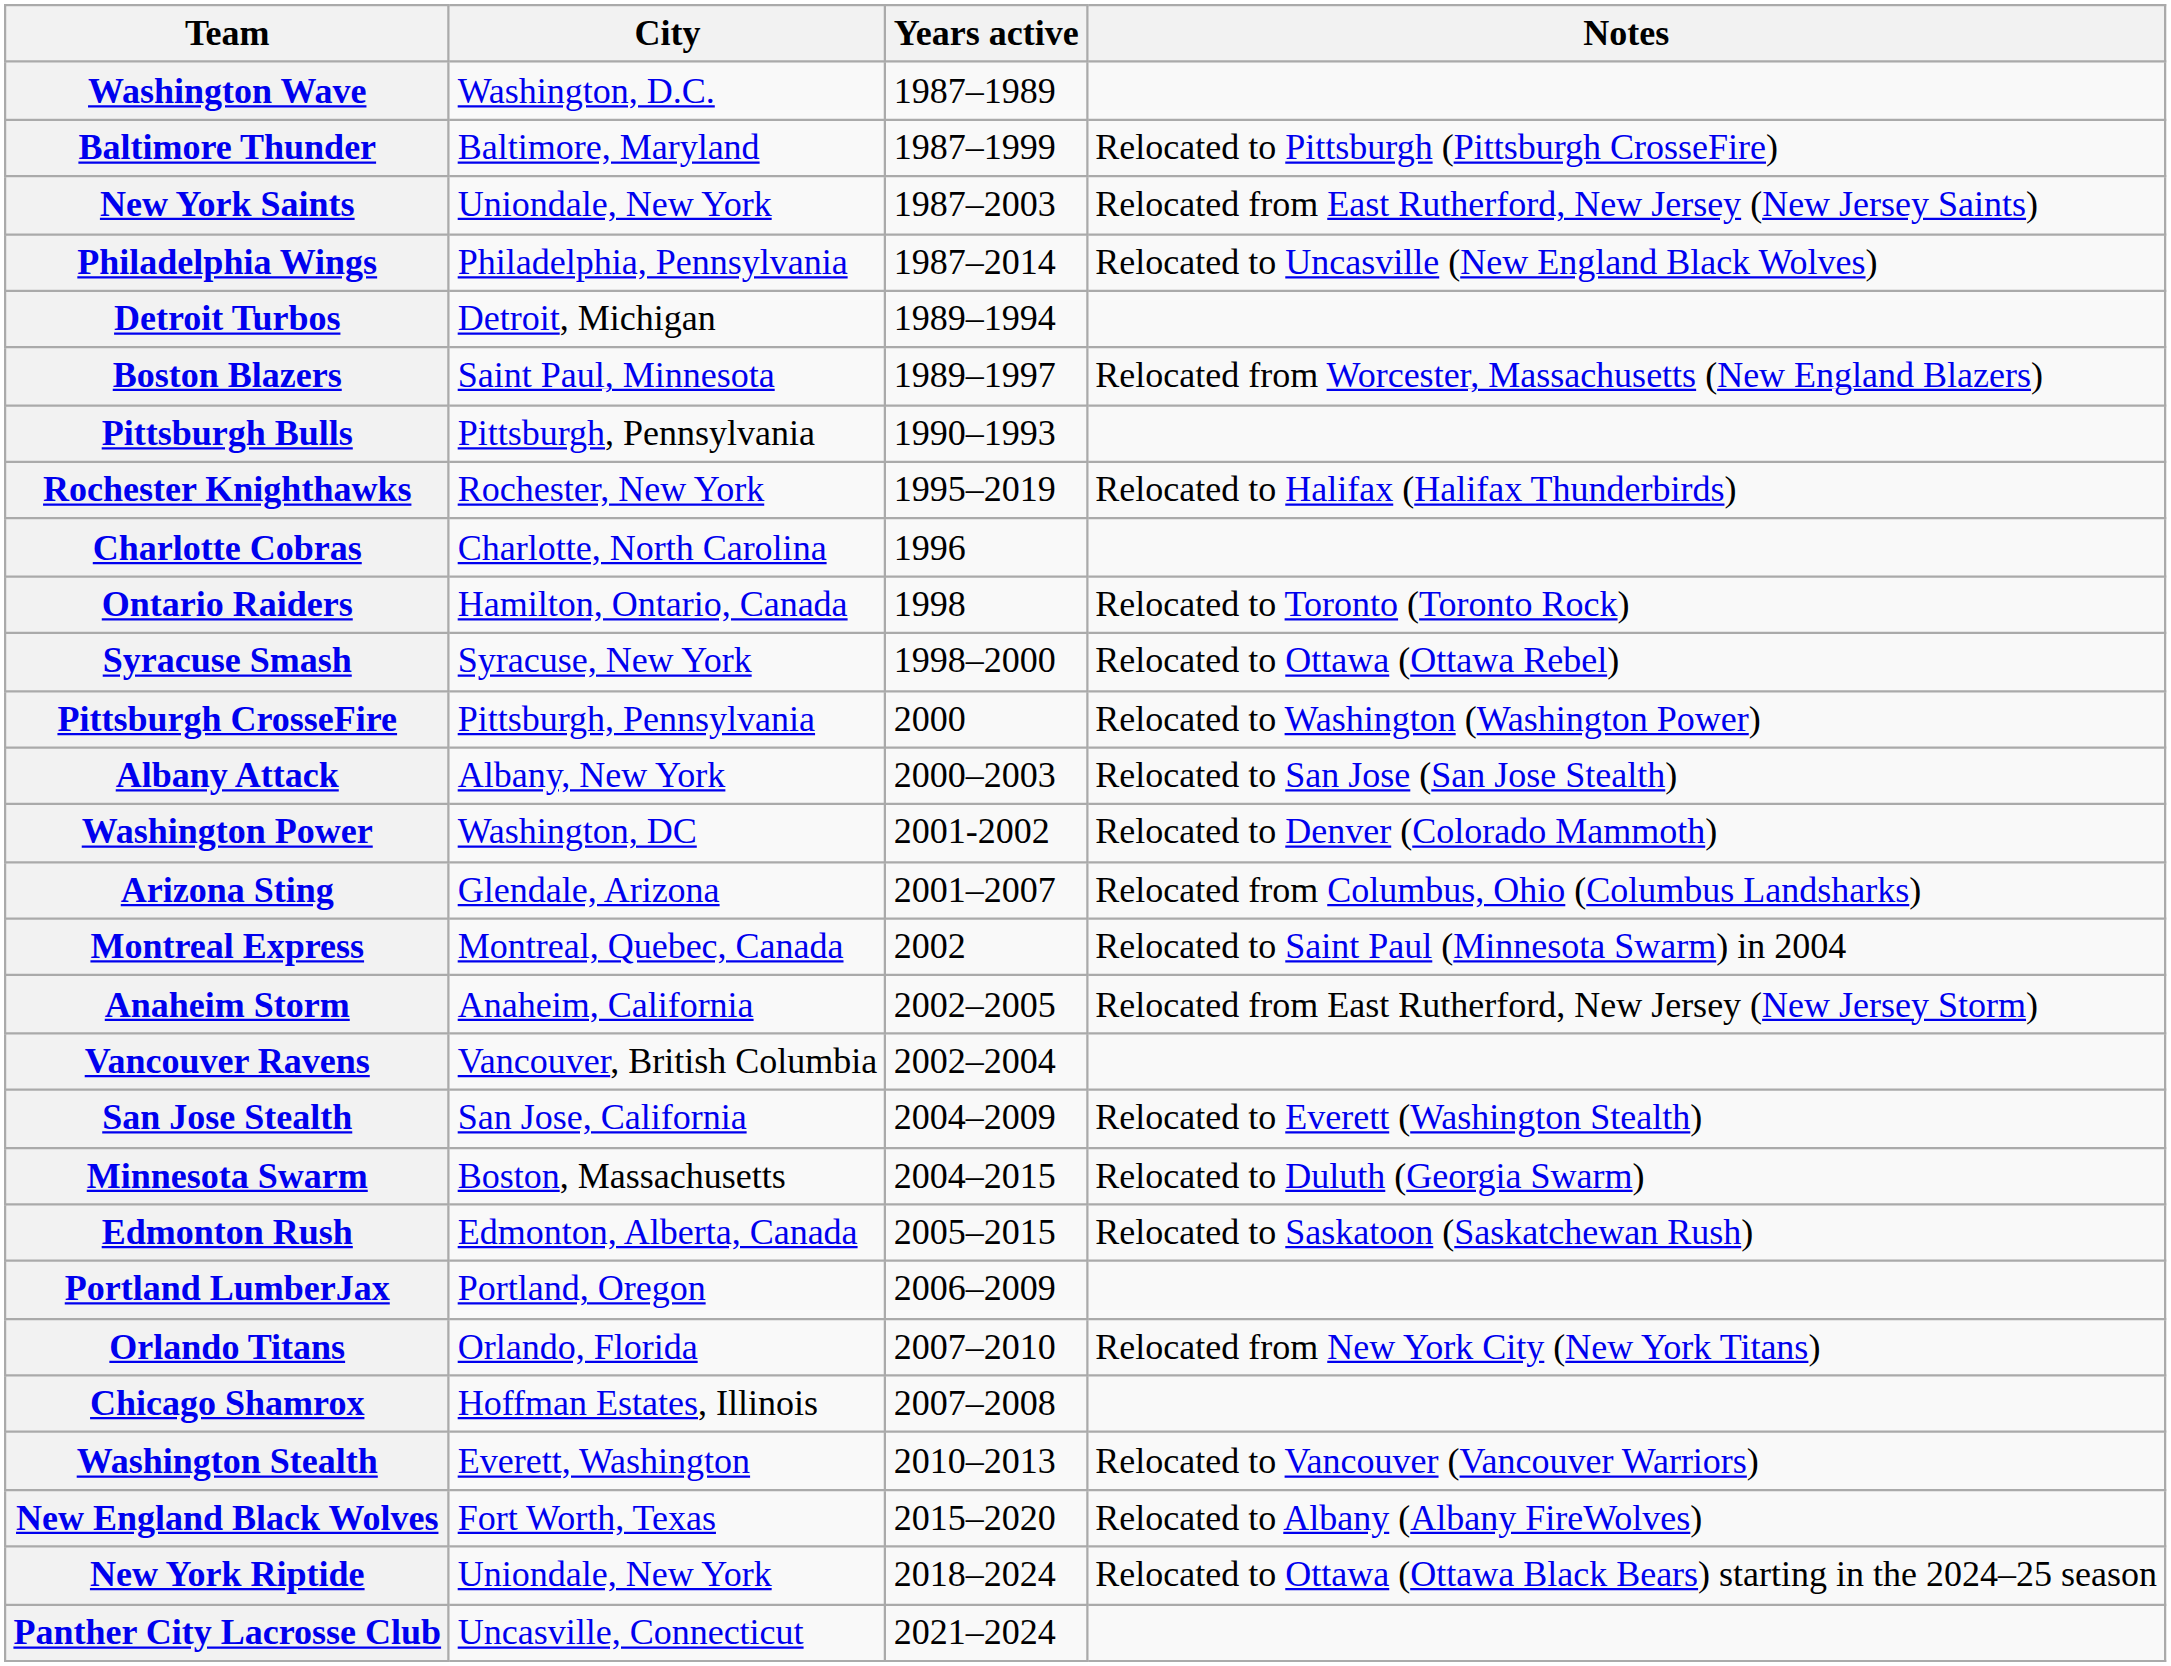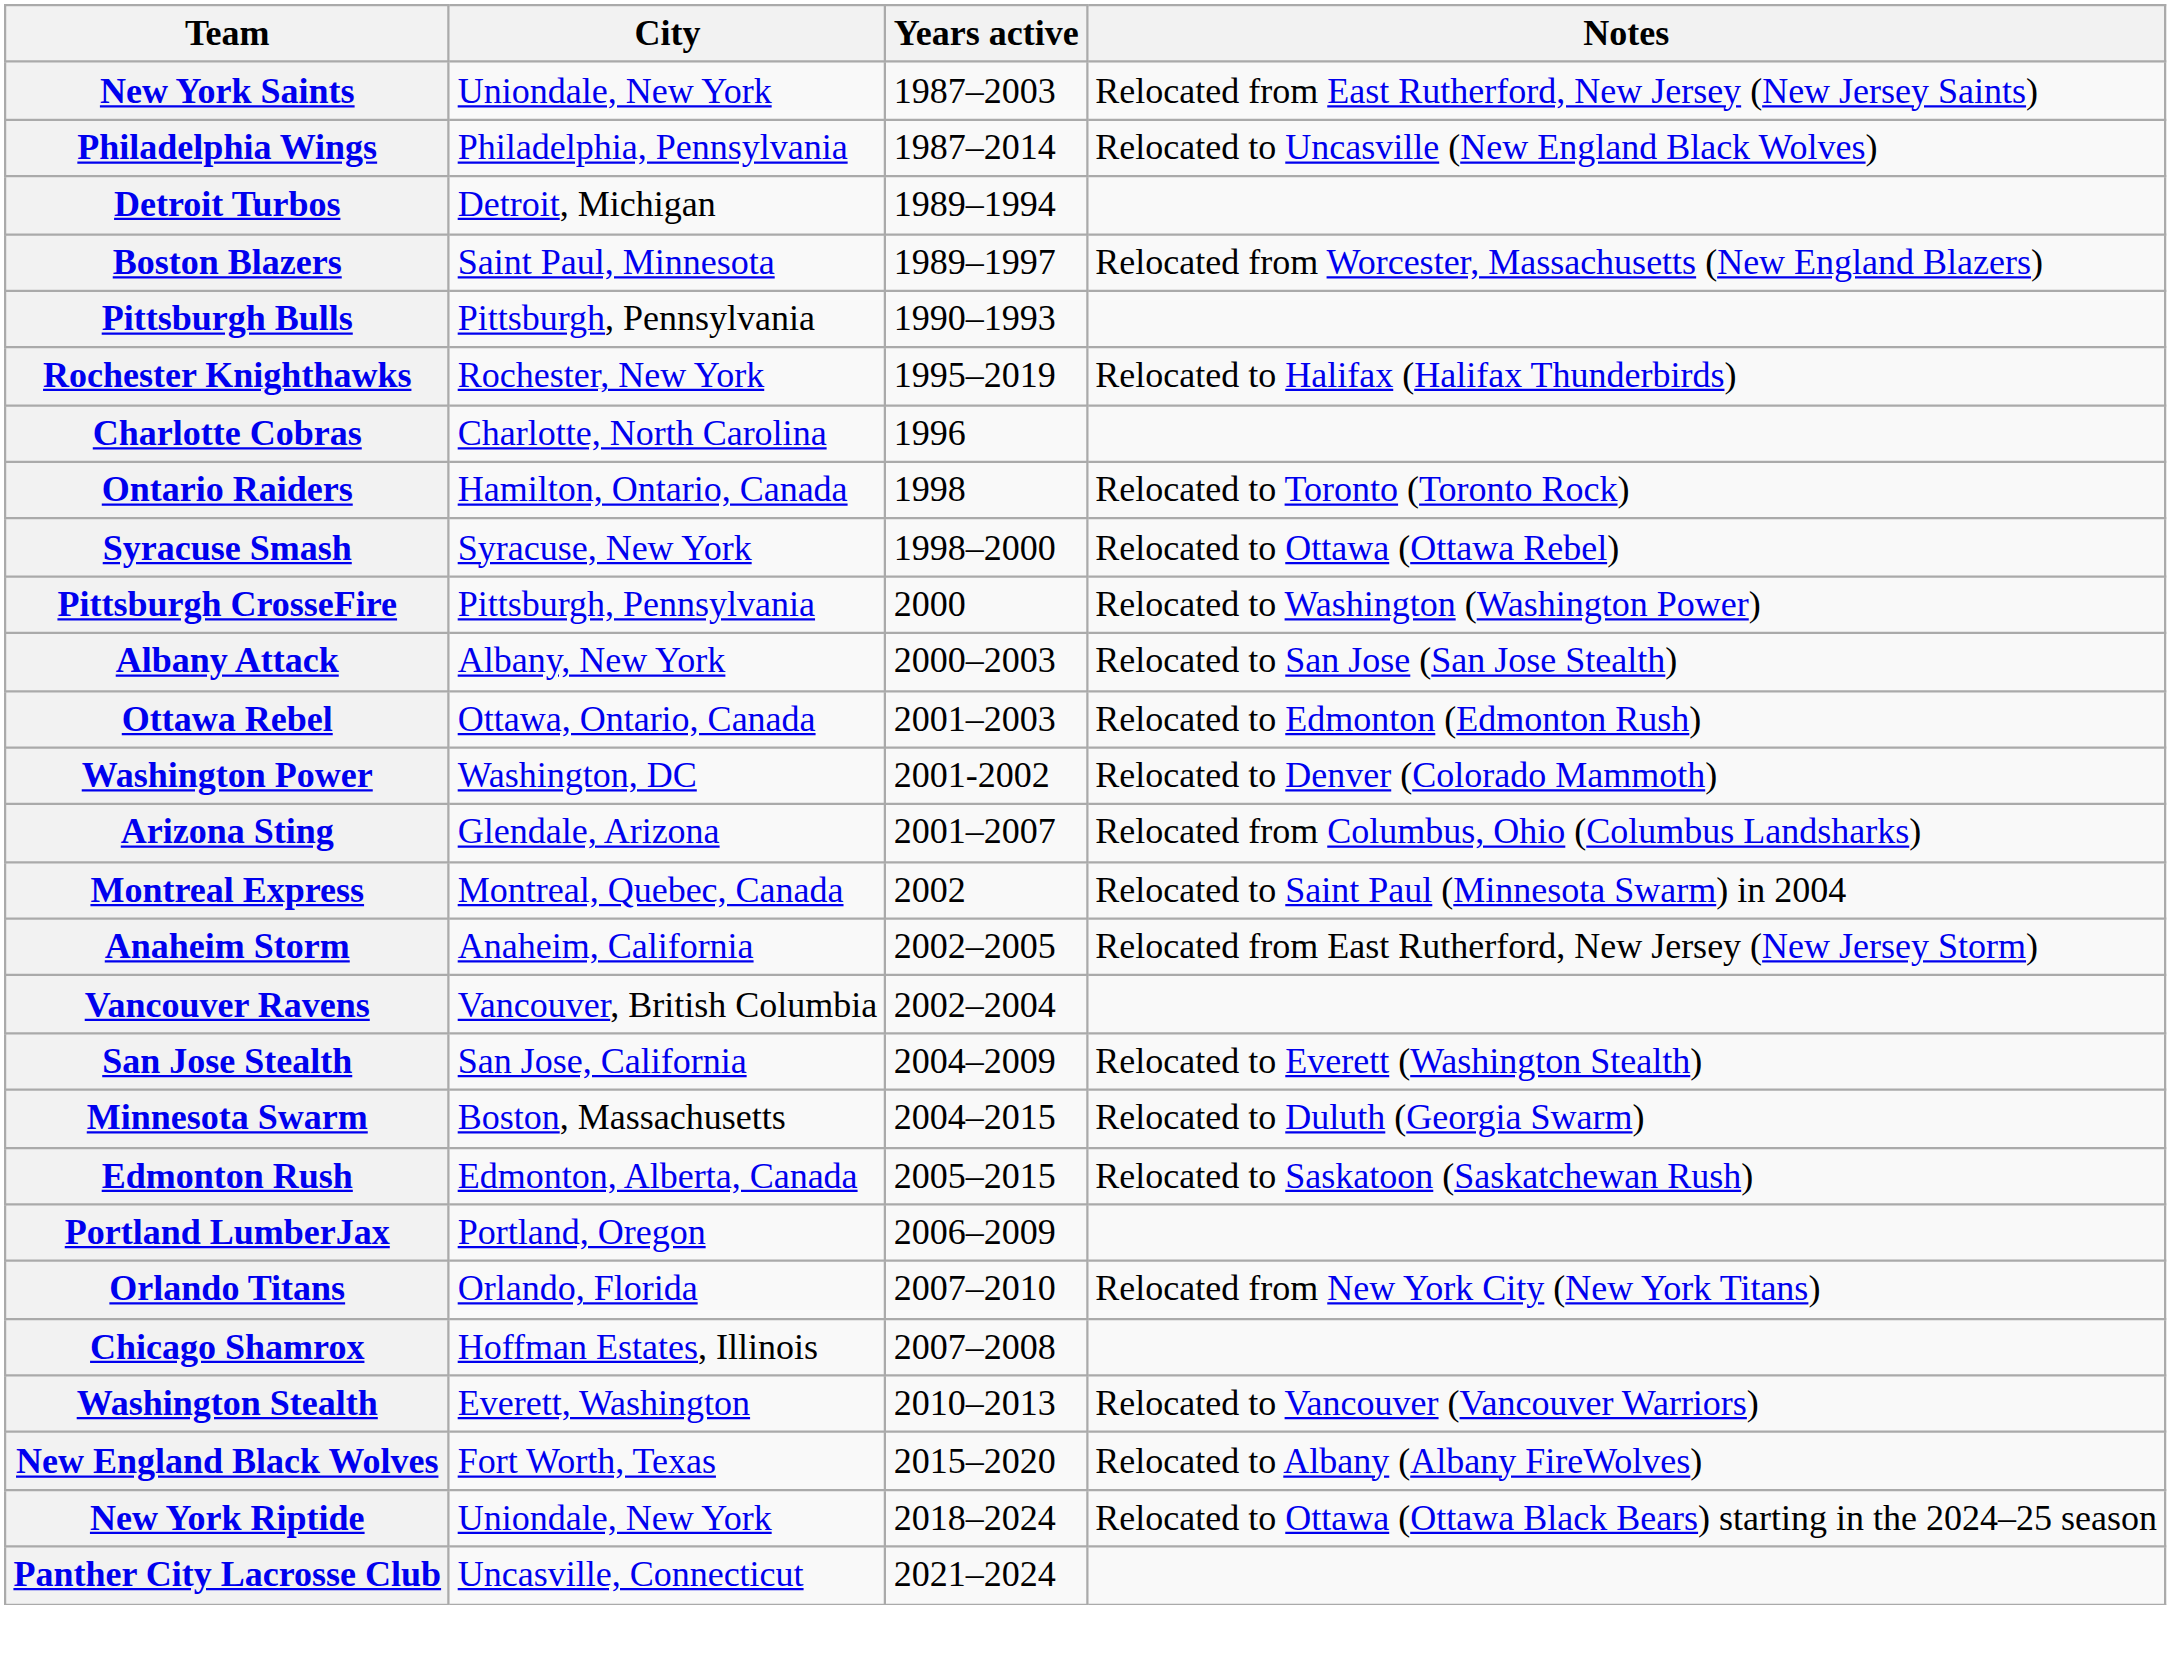- row: (227, 90)
- row: (227, 147)
+ row: (227, 718)
